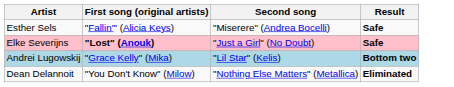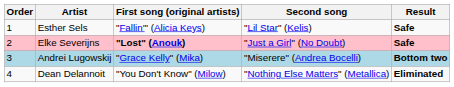+ column: (20, 12)
(271, 27) "Miserere" (Andrea Bocelli) -> (278, 27) "Lil Star" (Kelis)
(247, 58) "Lil Star" (Kelis) -> (303, 58) "Miserere" (Andrea Bocelli)
